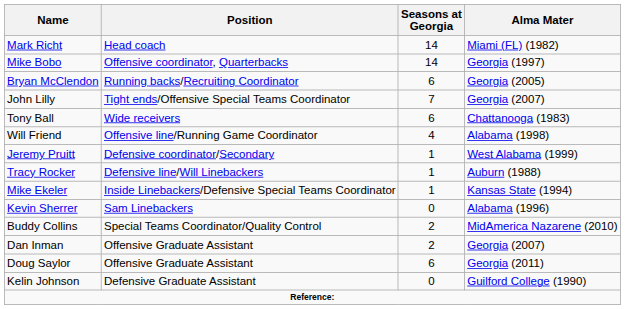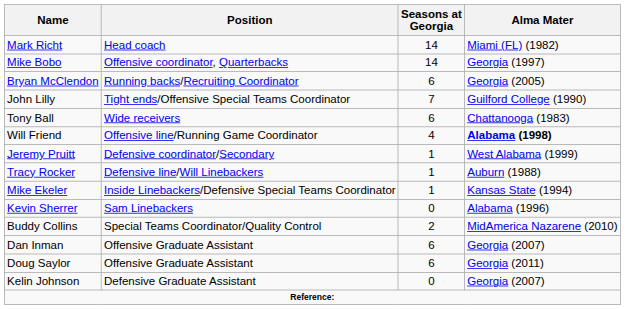(506, 99) Georgia (2007) -> (527, 99) Guilford College (1990)
(508, 136) normal -> (509, 136) bold
(431, 245) 2 -> (431, 245) 6
(527, 281) Guilford College (1990) -> (506, 281) Georgia (2007)
